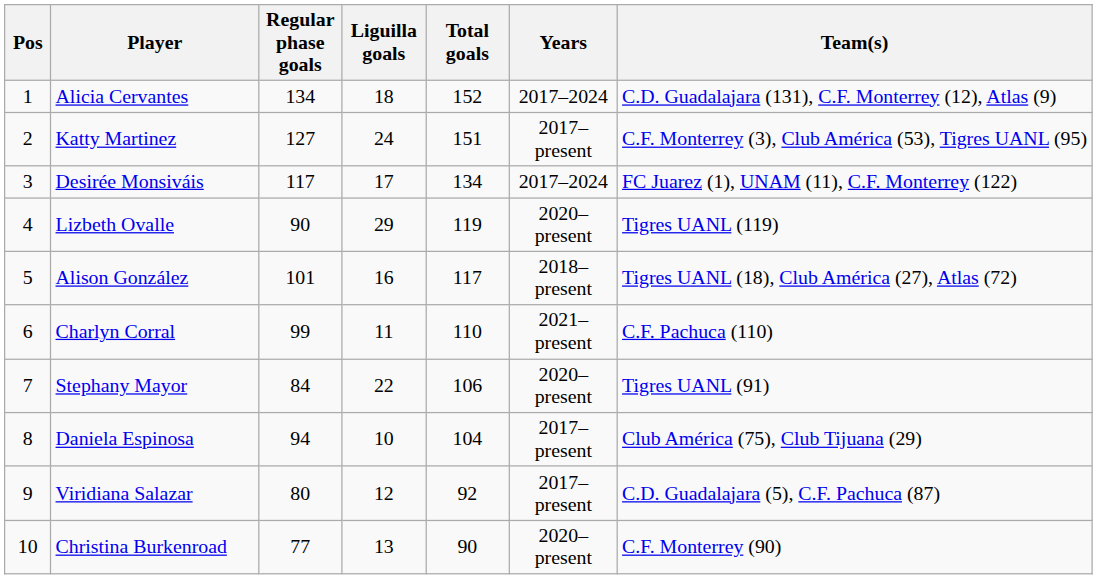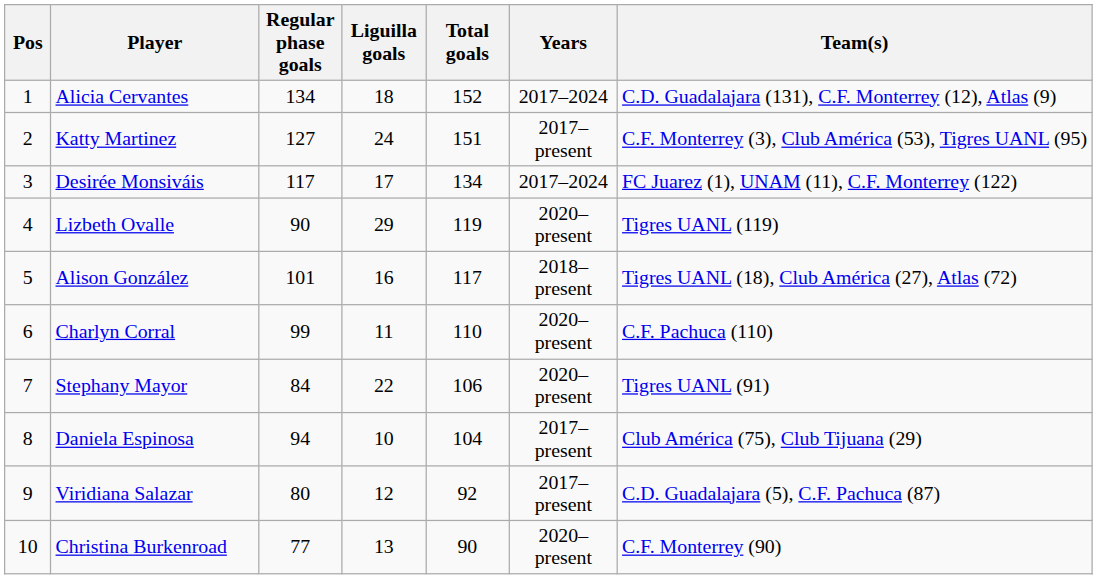(563, 331) 2021–present -> (563, 331) 2020–present
